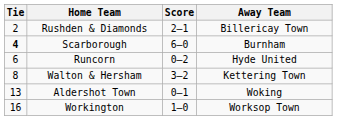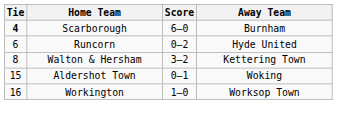- row: (95, 28)
(15, 92) 13 -> (15, 76) 15
